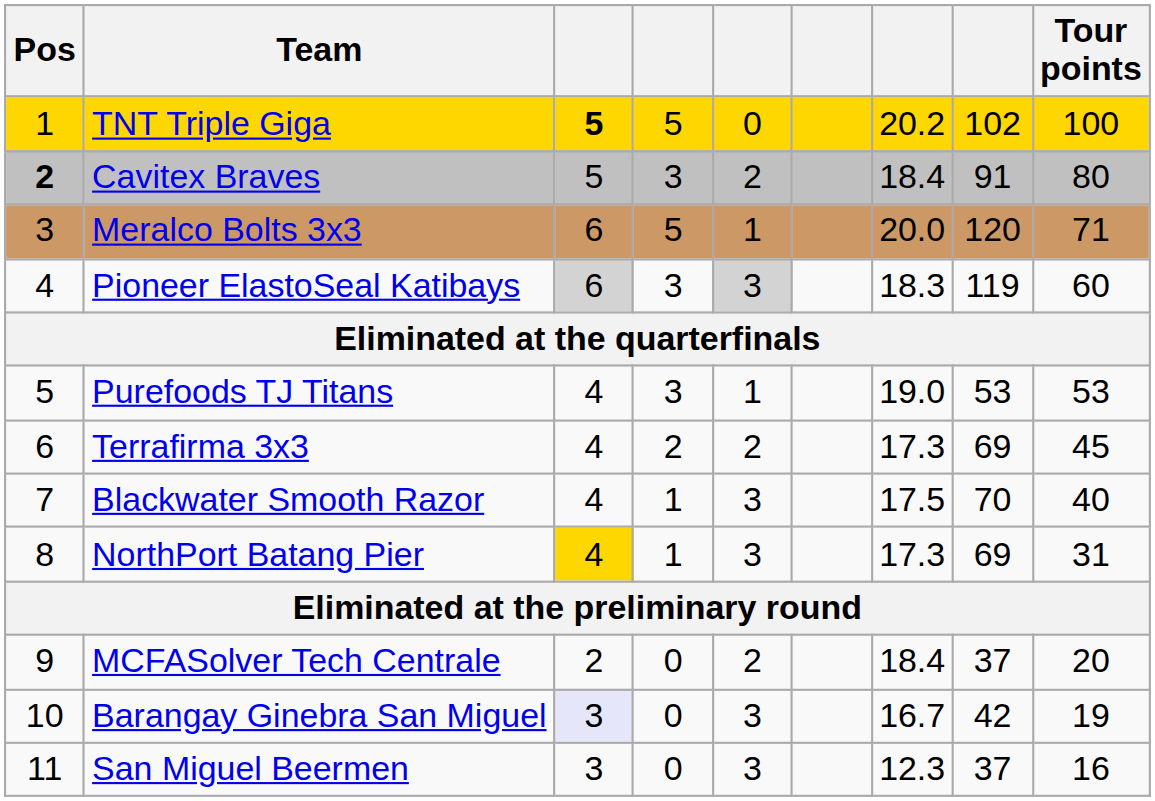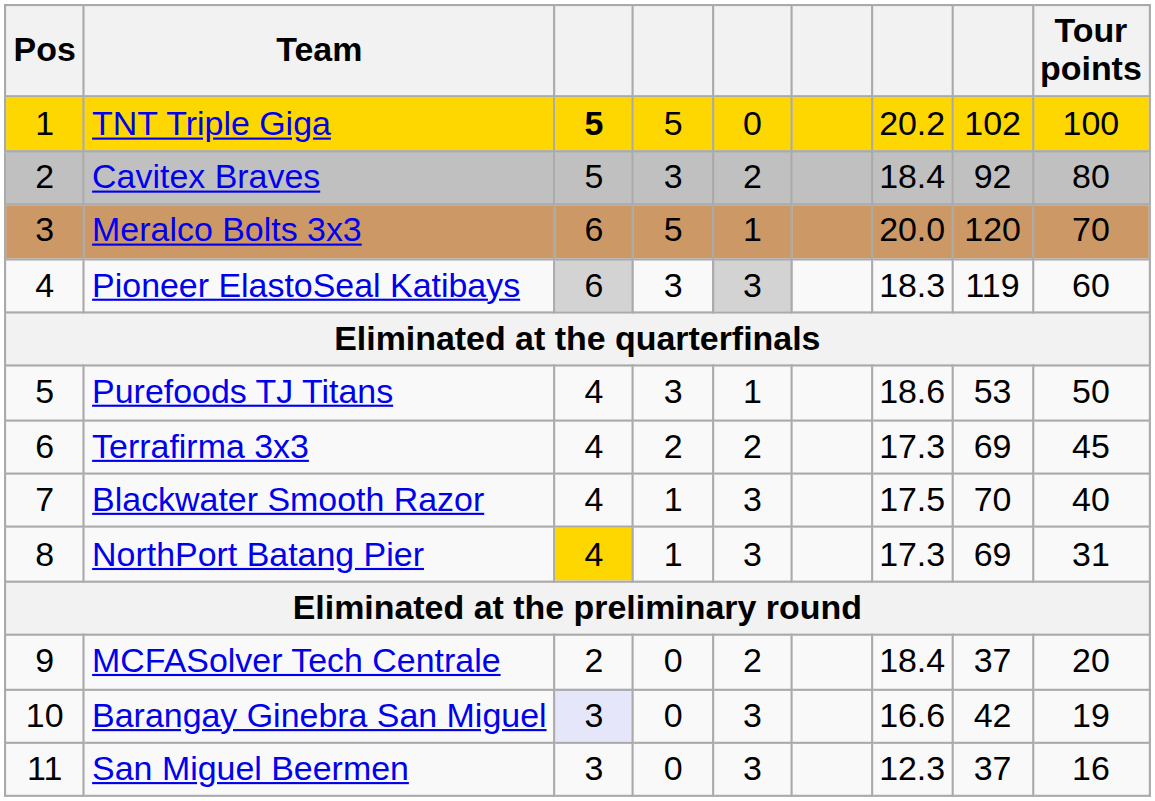(45, 177) bold -> (45, 177) normal
(993, 177) 91 -> (993, 177) 92
(1091, 230) 71 -> (1091, 230) 70
(912, 392) 19.0 -> (912, 392) 18.6
(1091, 392) 53 -> (1091, 392) 50
(912, 715) 16.7 -> (912, 715) 16.6
